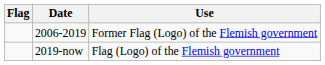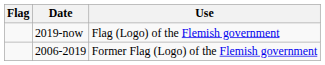rows swapped: (59, 51) <-> (61, 32)
